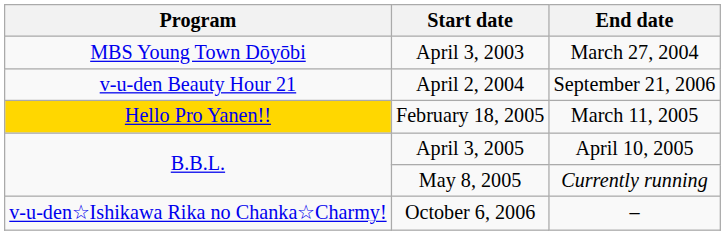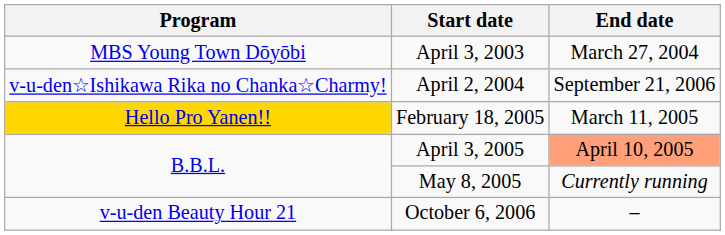(198, 84) v-u-den Beauty Hour 21 -> (198, 85) v-u-den☆Ishikawa Rika no Chanka☆Charmy!
(634, 148) no background -> (634, 149) lightsalmon background
(198, 213) v-u-den☆Ishikawa Rika no Chanka☆Charmy! -> (198, 213) v-u-den Beauty Hour 21
